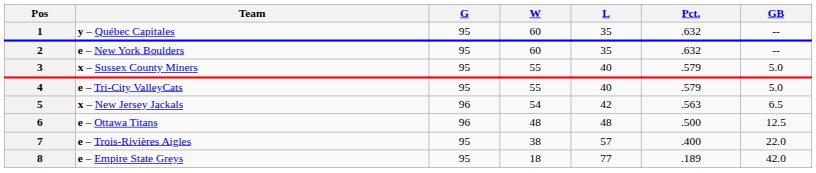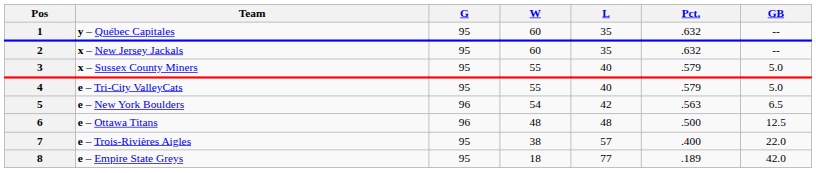(131, 50) e – New York Boulders -> (130, 50) x – New Jersey Jackals
(130, 105) x – New Jersey Jackals -> (131, 105) e – New York Boulders
